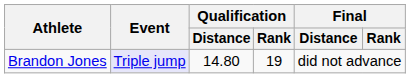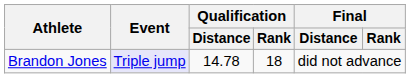(221, 62) 14.80 -> (221, 62) 14.78
(274, 62) 19 -> (274, 62) 18
